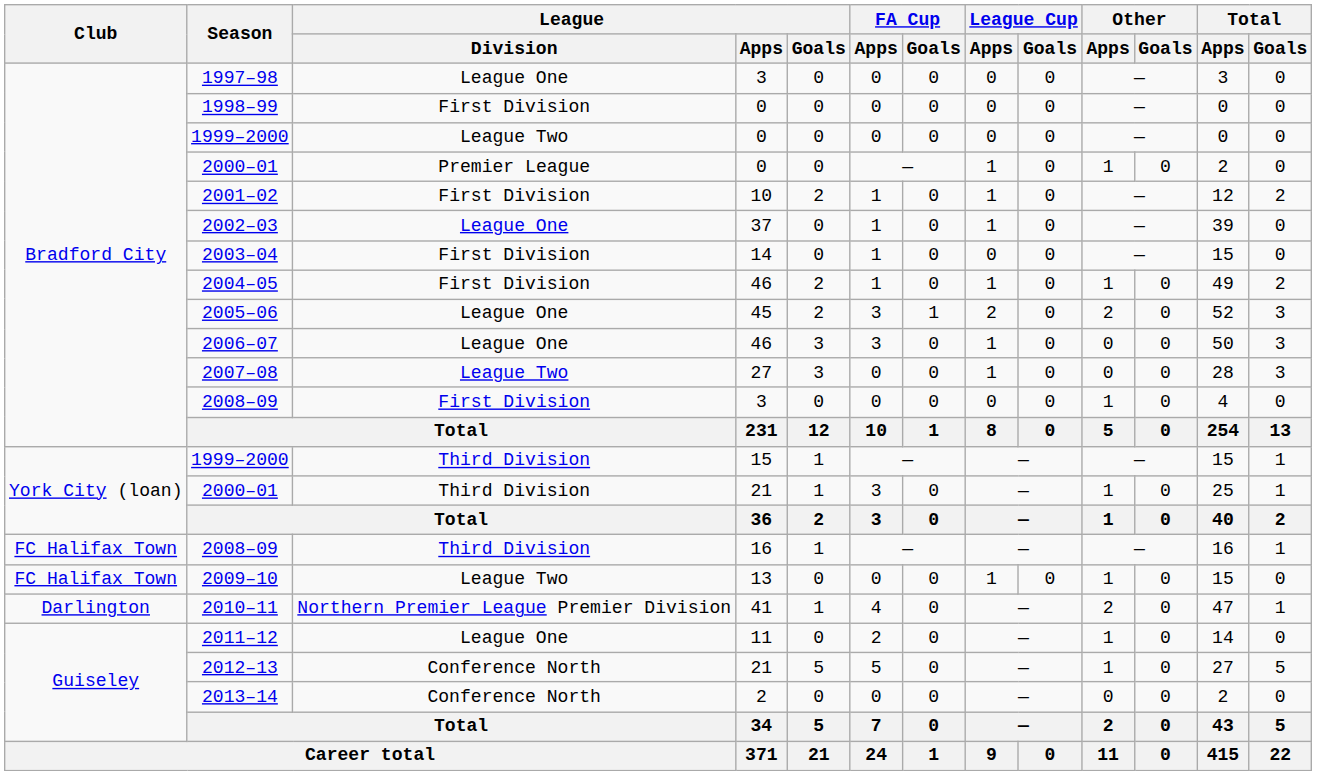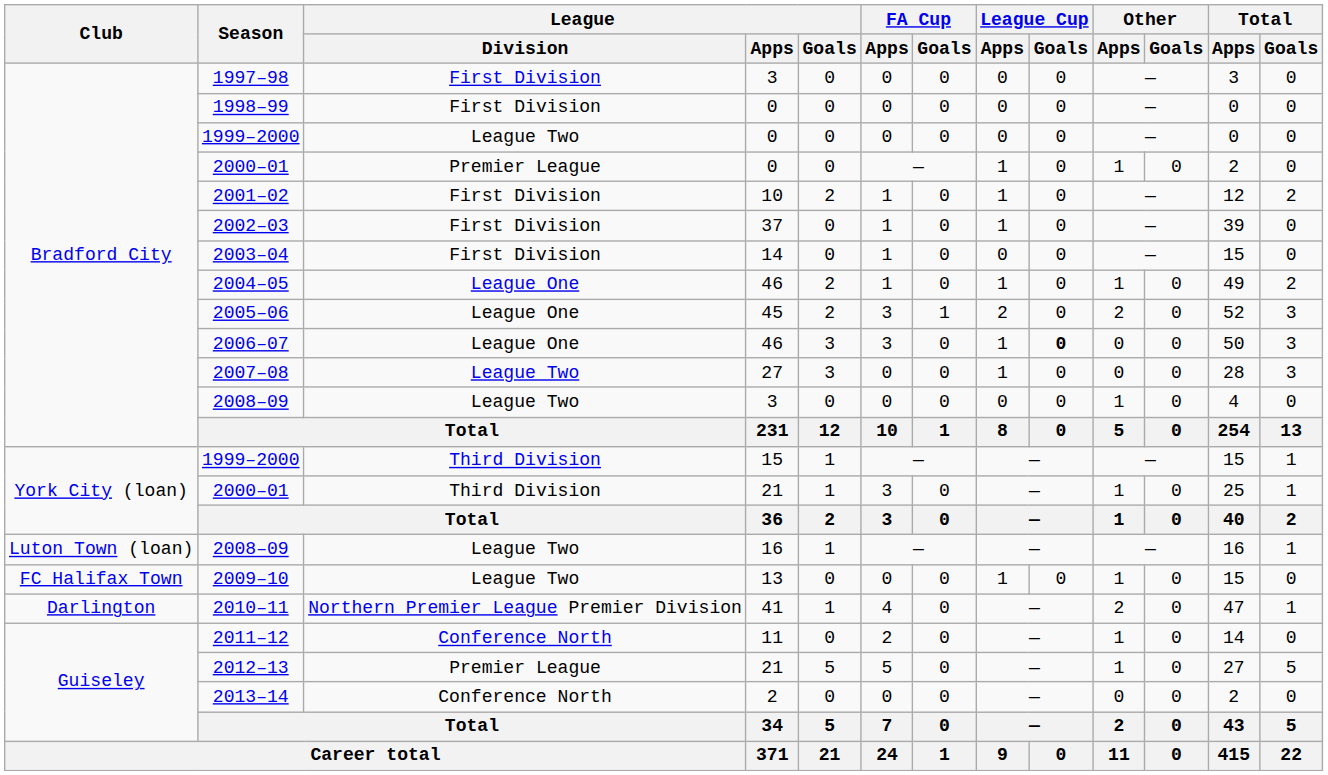(514, 78) League One -> (525, 78) First Division
(514, 226) League One -> (525, 226) First Division
(514, 284) First Division -> (525, 284) League One
(1050, 343) normal -> (1061, 343) bold
(514, 402) First Division -> (525, 402) League Two
(96, 550) FC Halifax Town -> (101, 550) Luton Town (loan)
(514, 550) Third Division -> (525, 550) League Two
(514, 638) League One -> (525, 638) Conference North
(514, 667) Conference North -> (525, 667) Premier League
